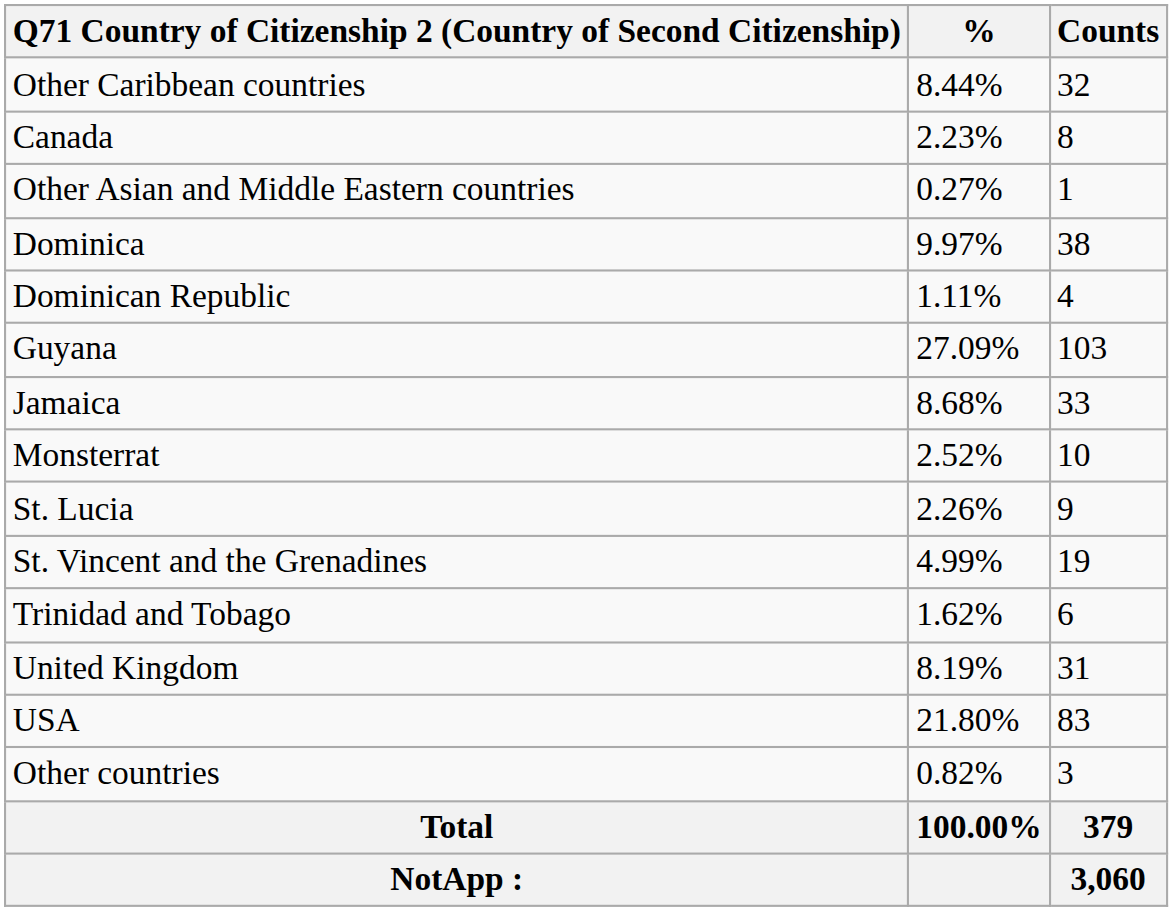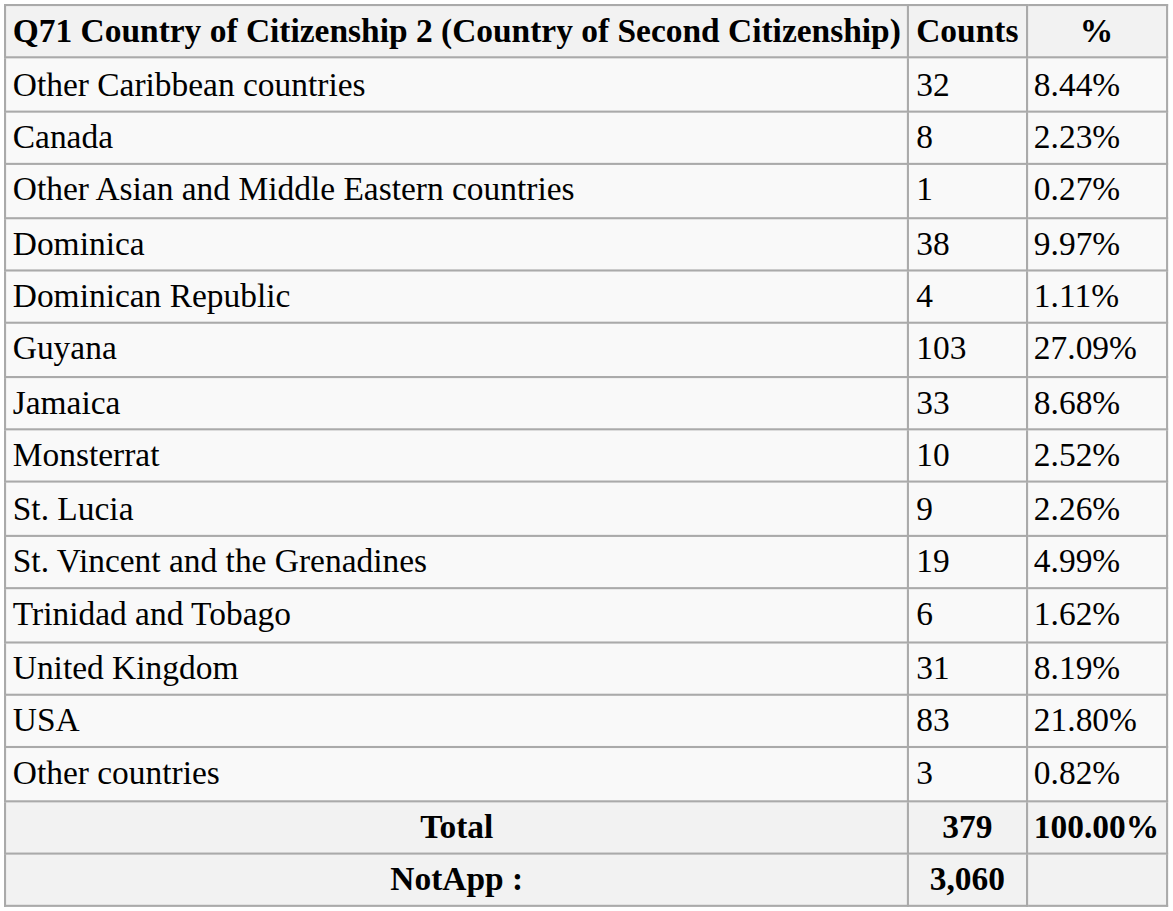columns swapped: (1108, 31) <-> (979, 31)
